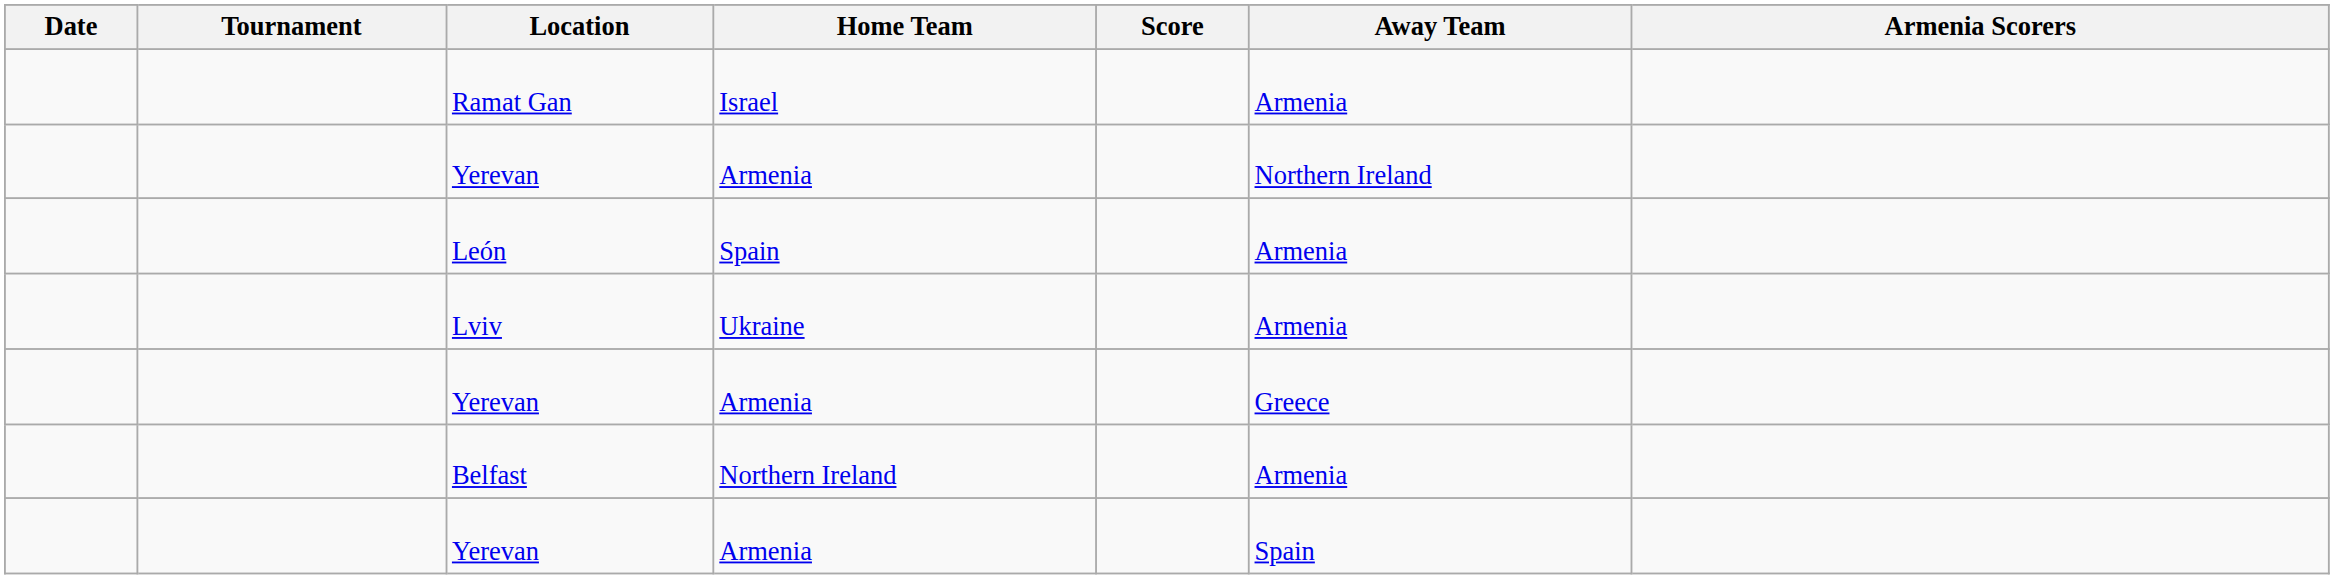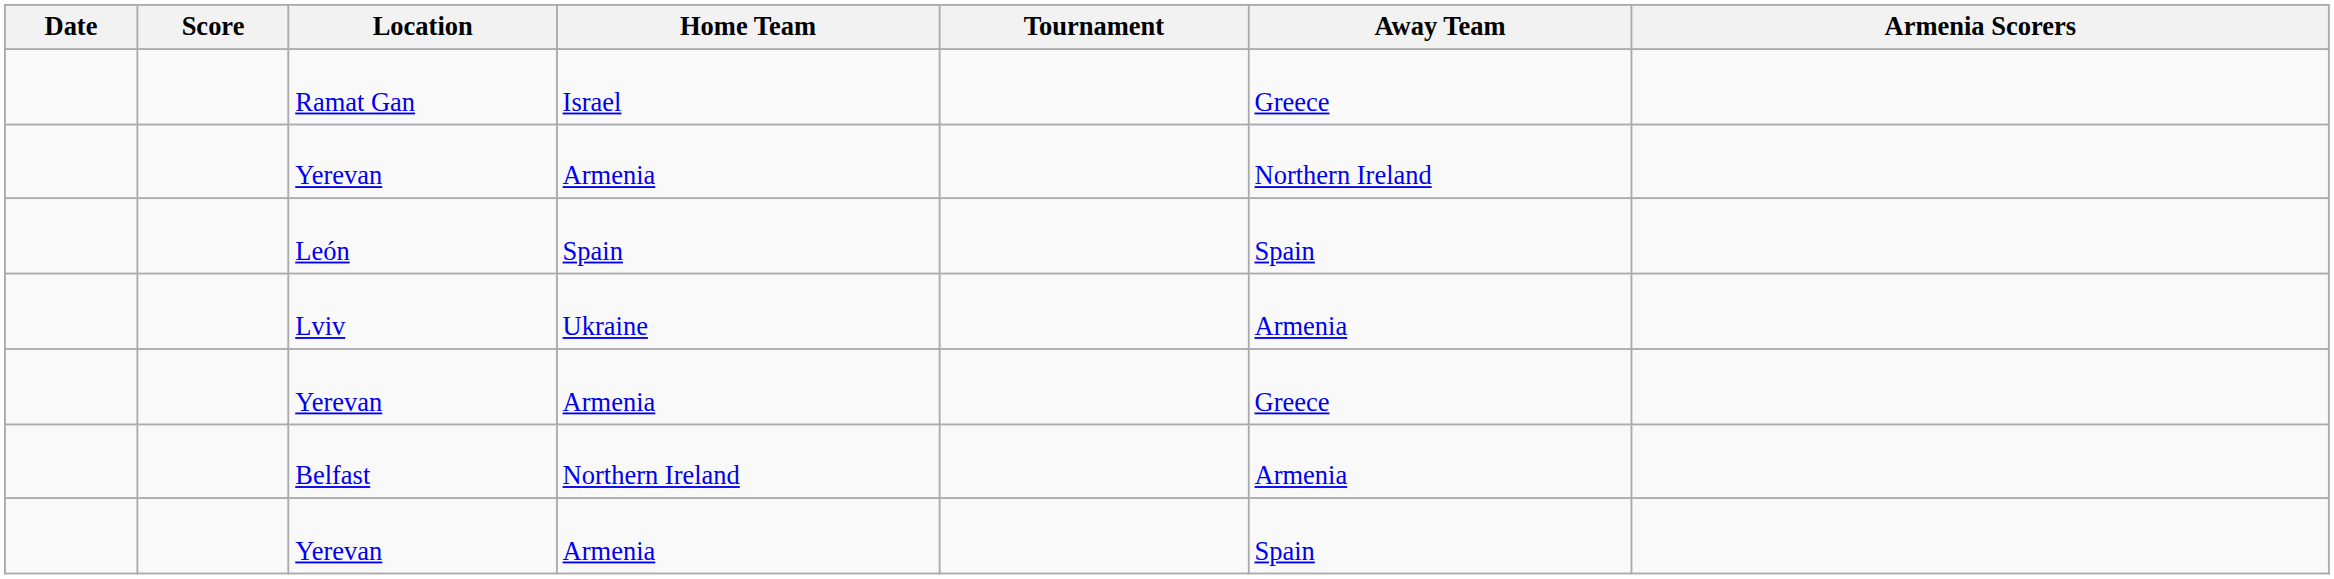columns swapped: (291, 26) <-> (1172, 26)
(1301, 101) Armenia -> (1292, 101) Greece
(1301, 251) Armenia -> (1285, 251) Spain
